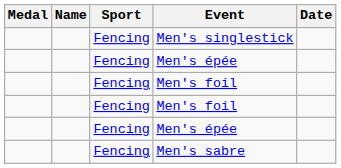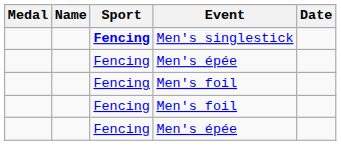(122, 38) normal -> (122, 38) bold
- row: (28, 151)
